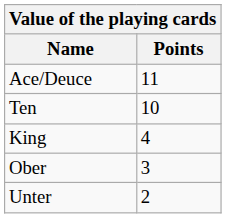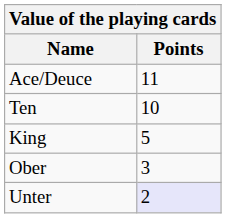(145, 138) 4 -> (145, 138) 5
(145, 197) no background -> (145, 197) lavender background
